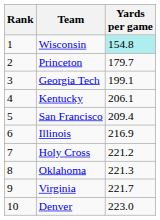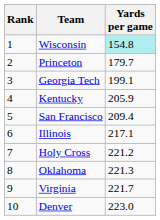(121, 98) 206.1 -> (121, 98) 205.9
(121, 134) 216.9 -> (121, 134) 217.1
